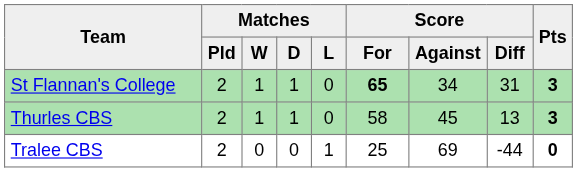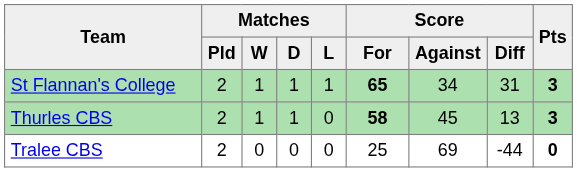(329, 85) 0 -> (329, 85) 1
(377, 118) normal -> (377, 118) bold
(329, 150) 1 -> (329, 150) 0
